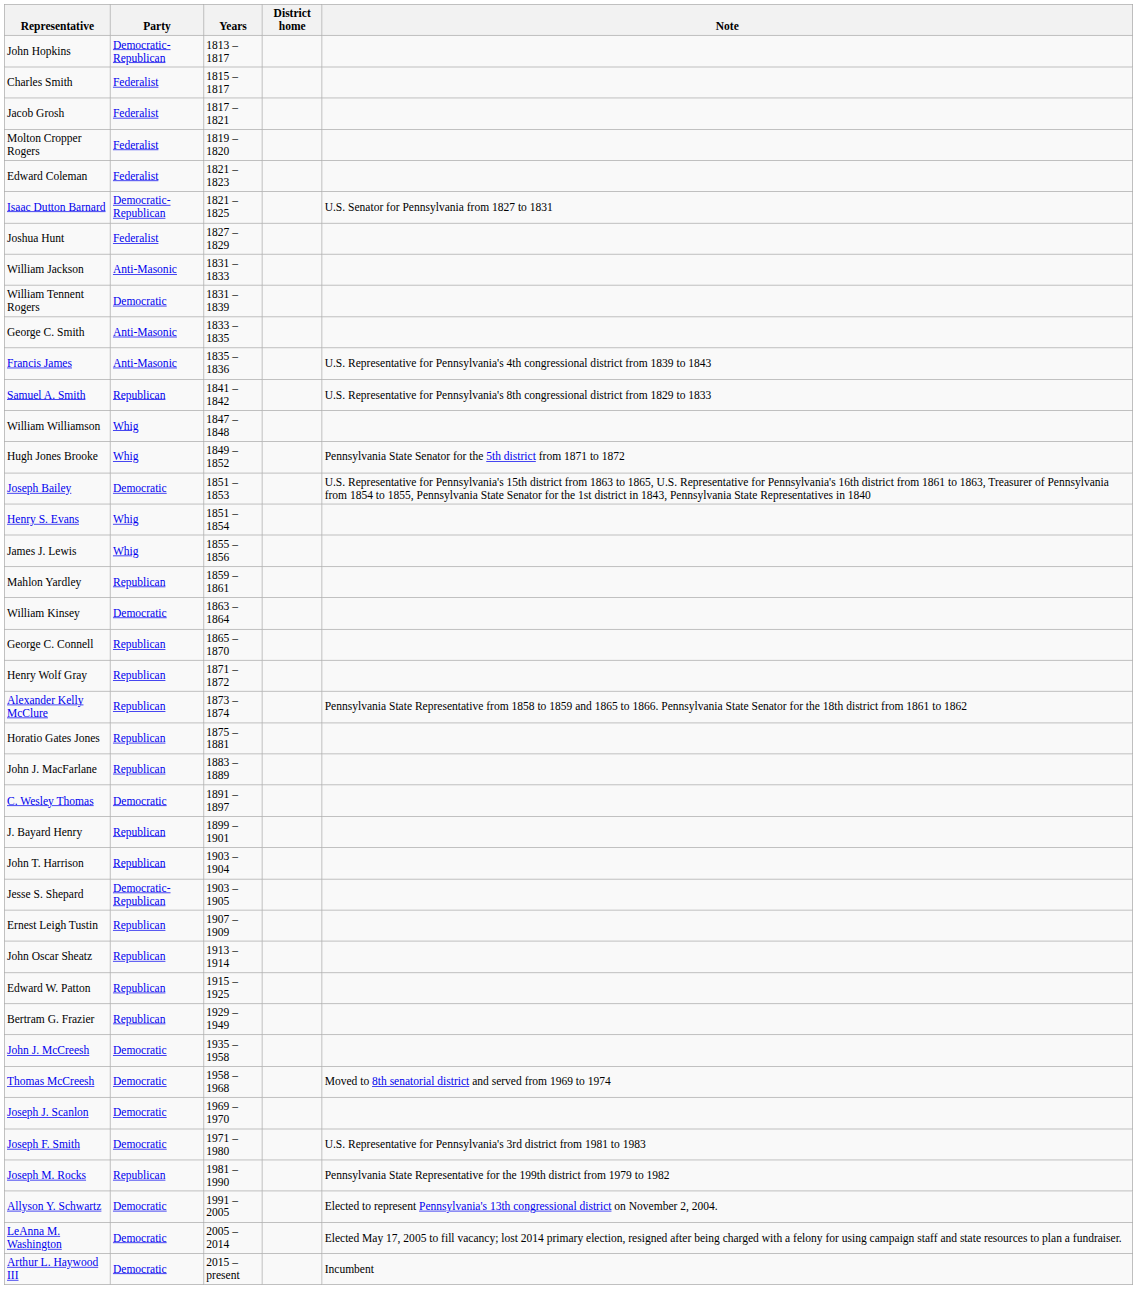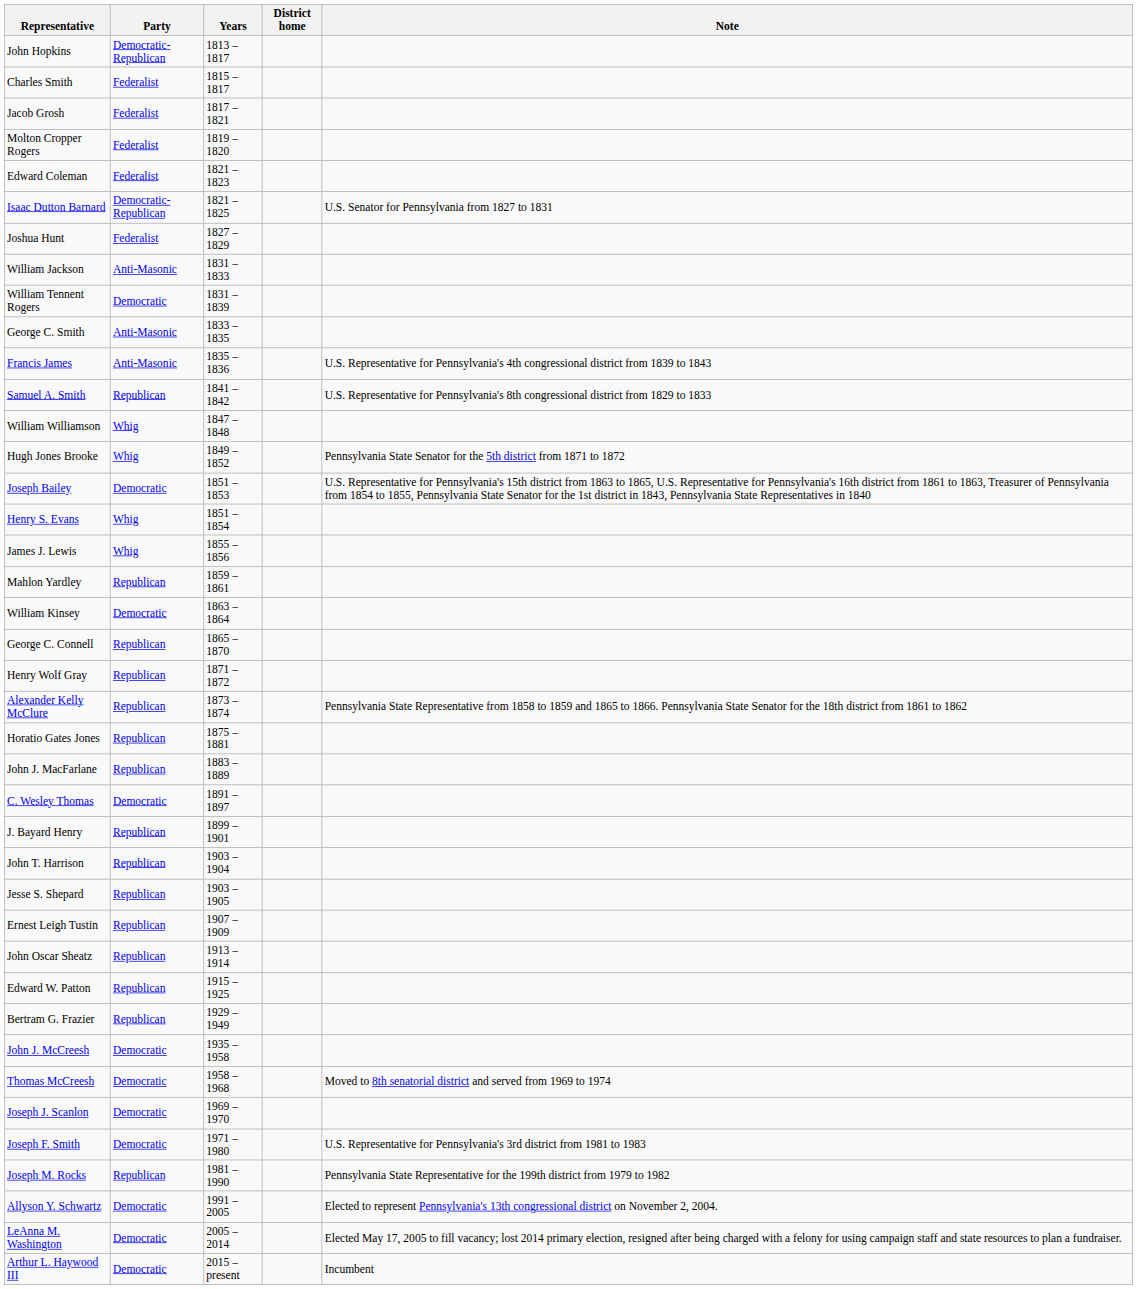(142, 894) Democratic-Republican -> (139, 894) Republican
